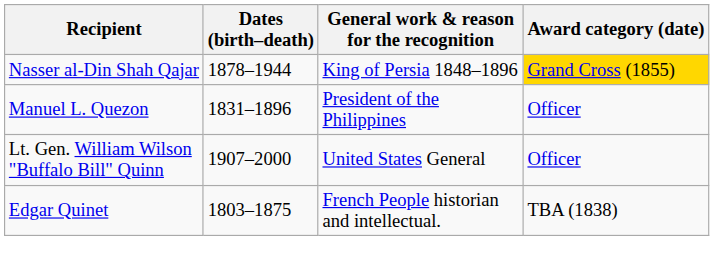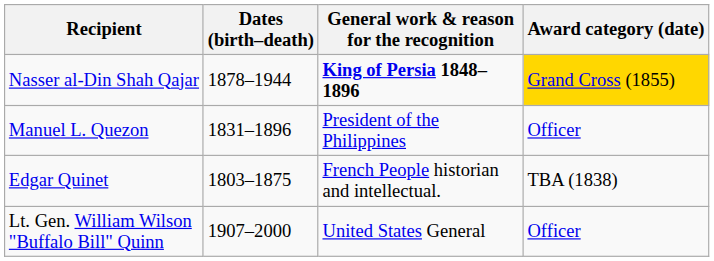(420, 69) normal -> (405, 79) bold
rows swapped: (59, 210) <-> (100, 159)
